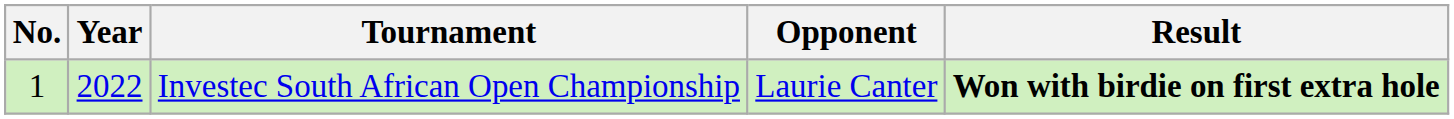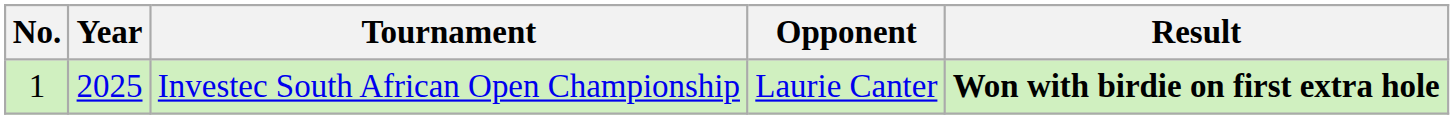(110, 86) 2022 -> (110, 86) 2025
